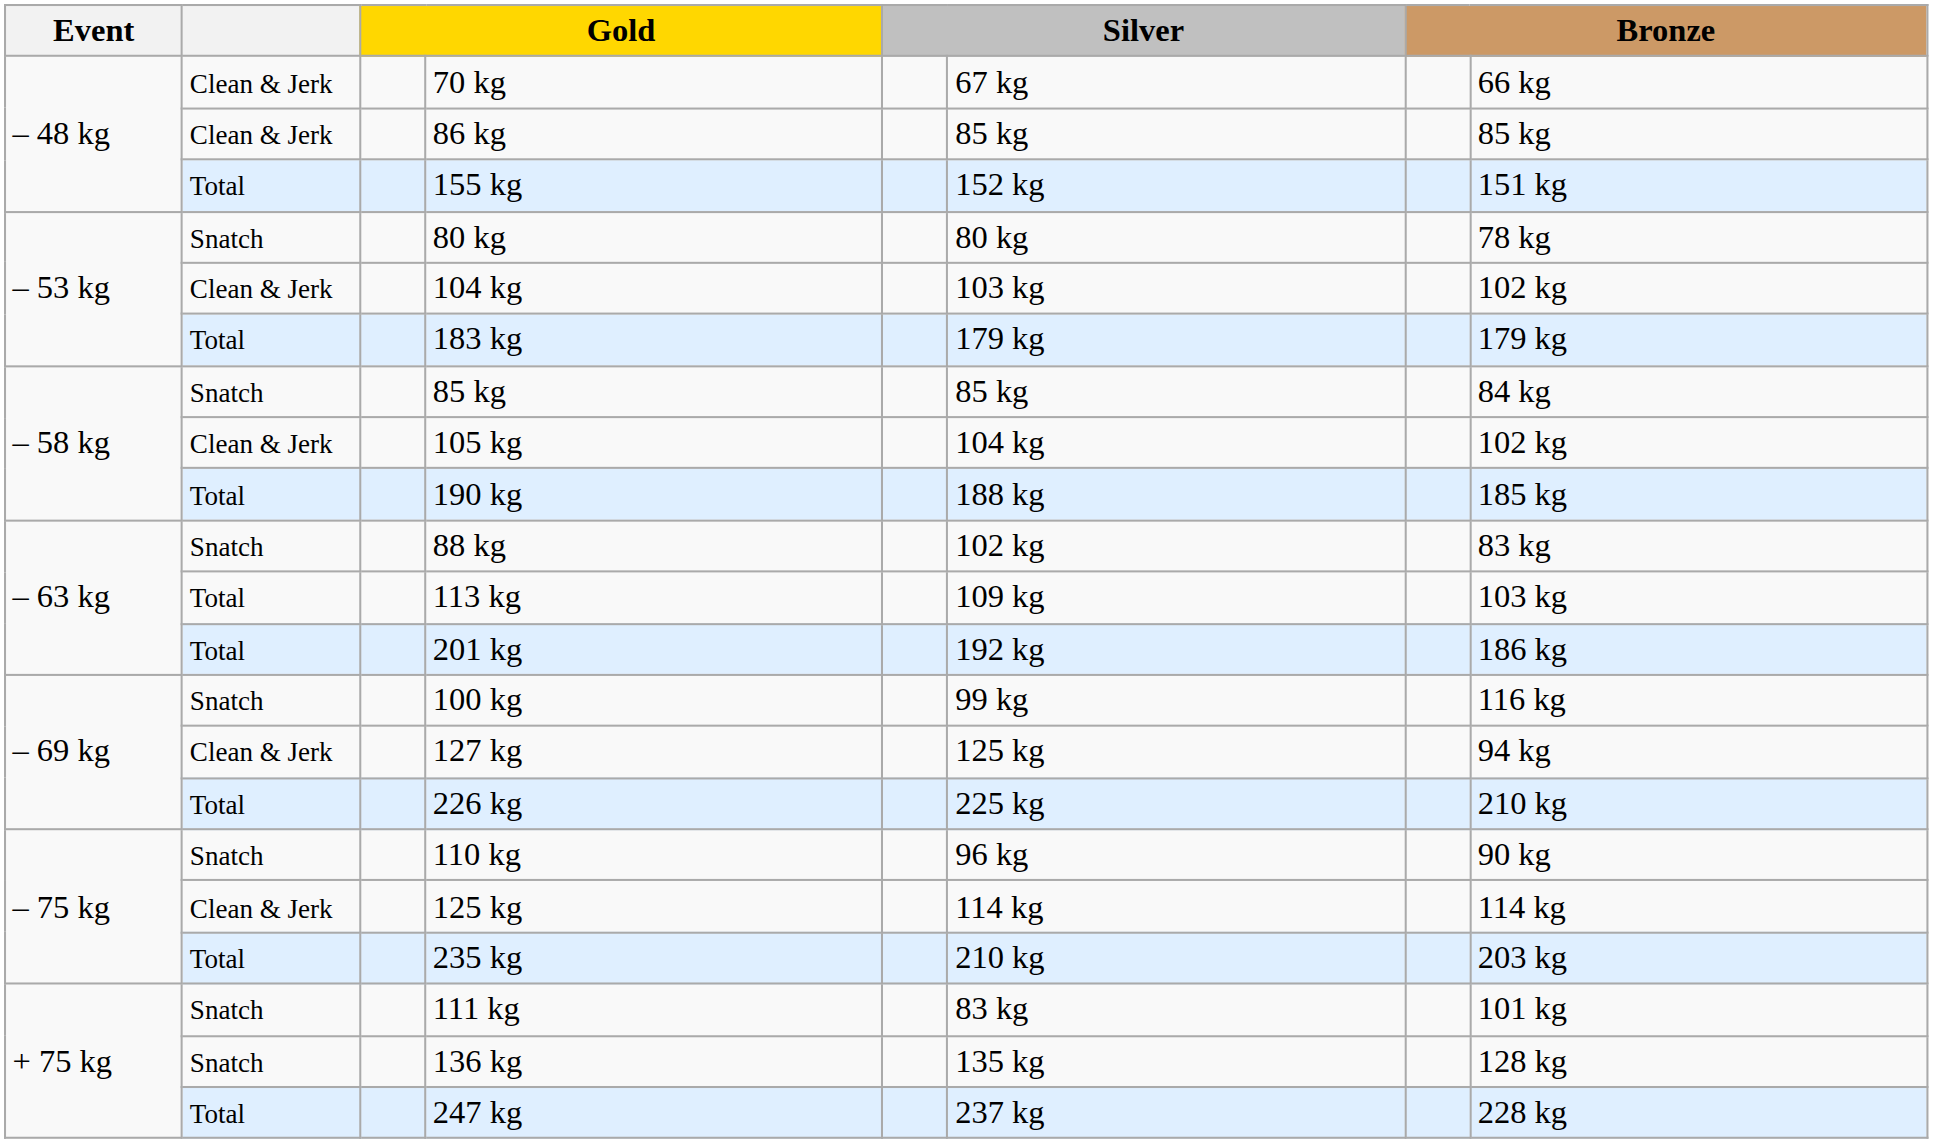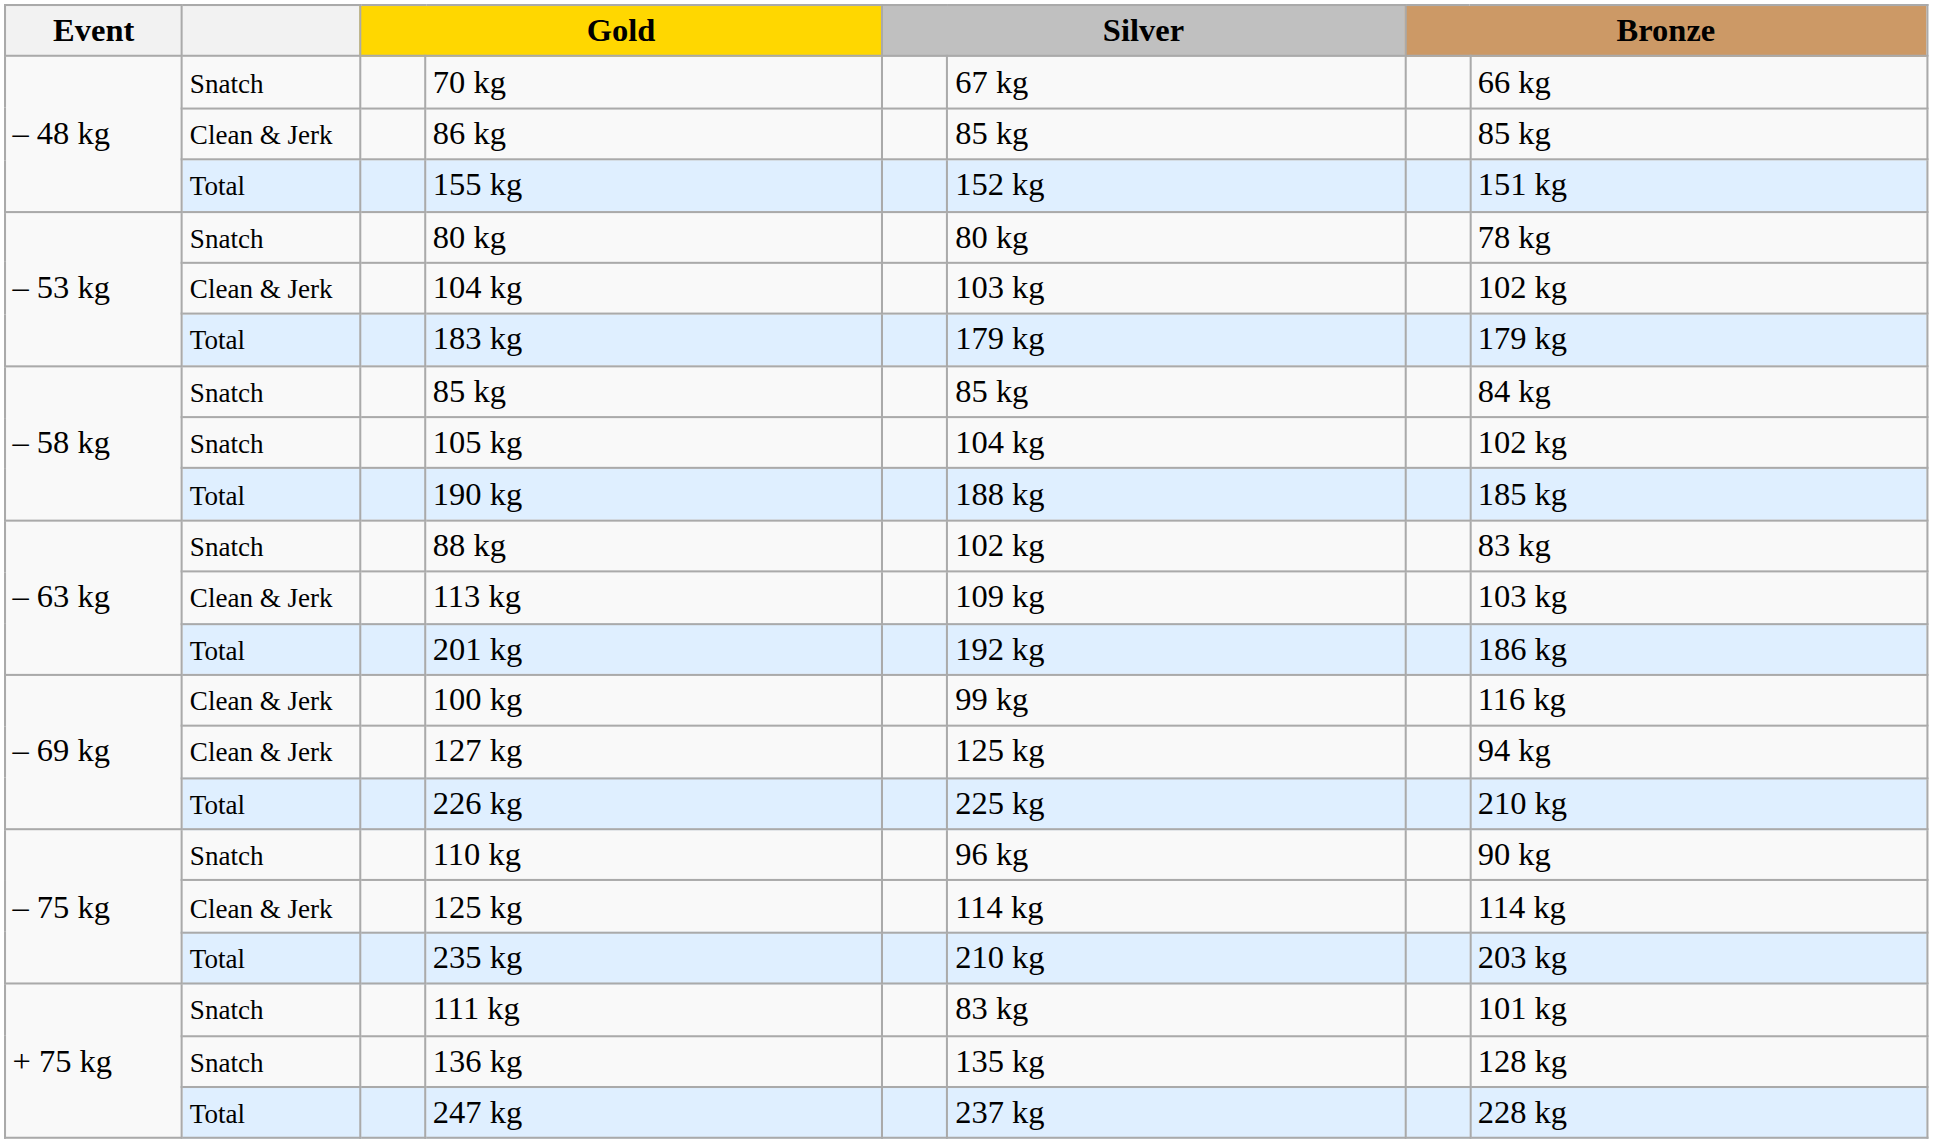(261, 83) Clean & Jerk -> (227, 83) Snatch
(261, 444) Clean & Jerk -> (227, 444) Snatch
(217, 598) Total -> (261, 598) Clean & Jerk
(227, 701) Snatch -> (261, 701) Clean & Jerk
